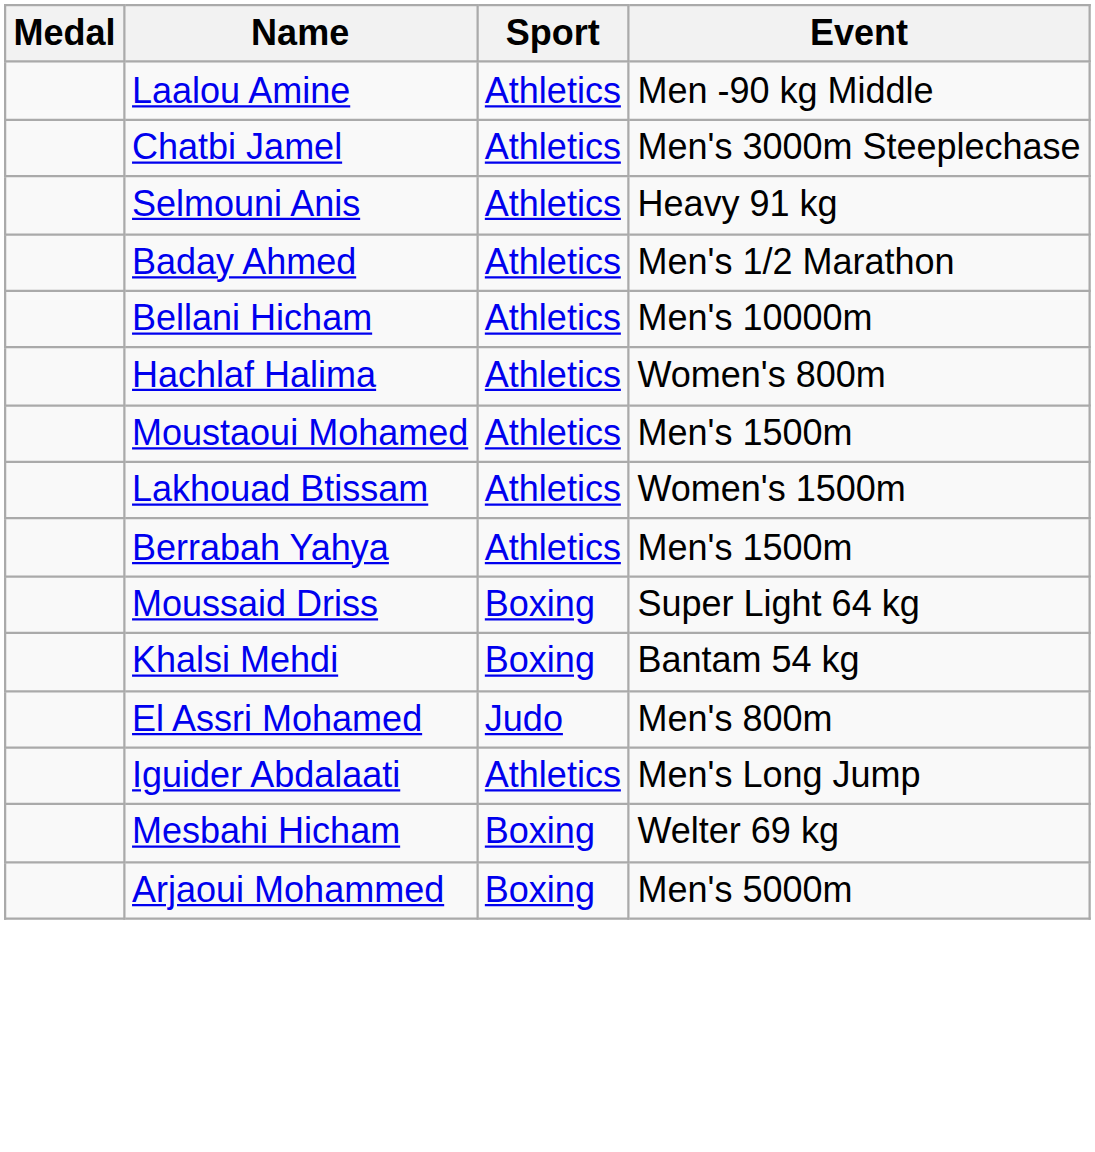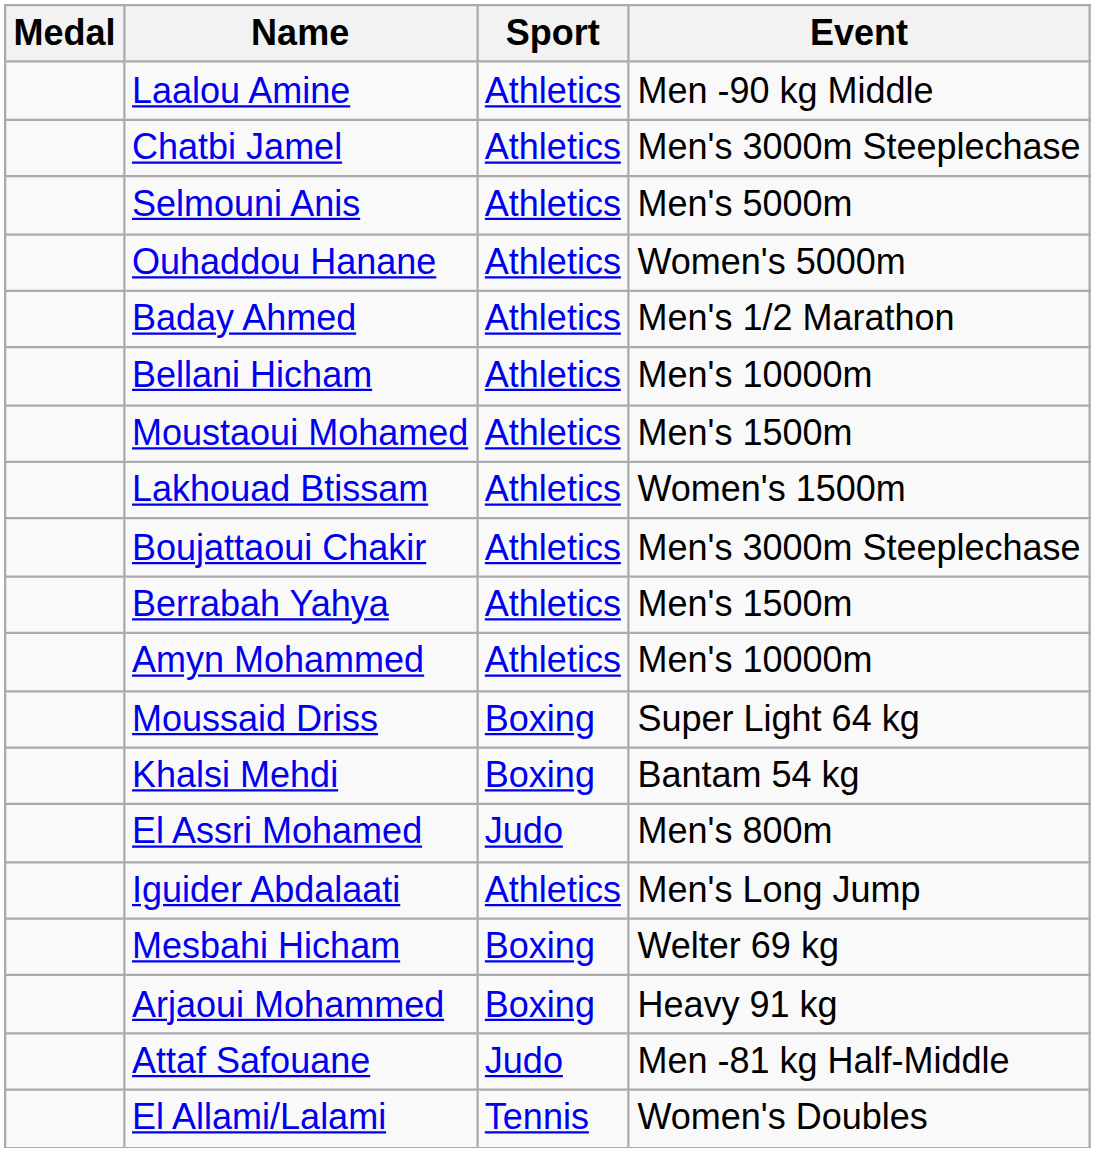(738, 204) Heavy 91 kg -> (745, 204) Men's 5000m
+ row: (284, 261)
- row: (254, 375)
+ row: (279, 546)
+ row: (278, 661)
(745, 889) Men's 5000m -> (738, 1003) Heavy 91 kg
+ row: (251, 1060)
+ row: (259, 1117)
